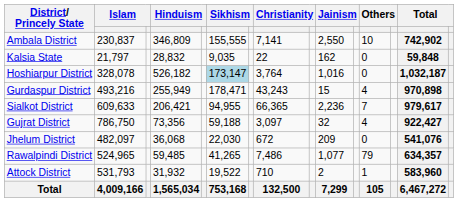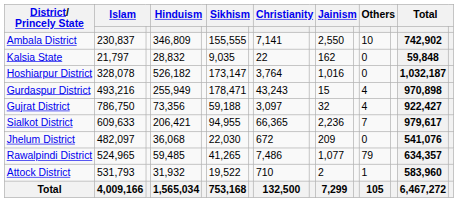(228, 73) lightblue background -> (228, 73) no background
rows swapped: (40, 106) <-> (38, 123)
